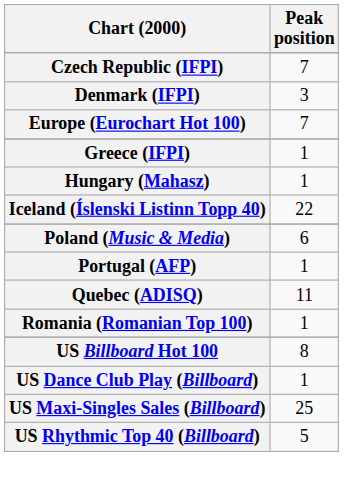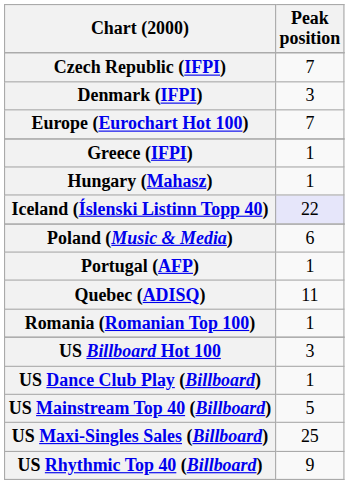(304, 209) no background -> (310, 209) lavender background
(304, 351) 8 -> (310, 351) 3
+ row: (140, 408)
(304, 436) 5 -> (310, 465) 9
